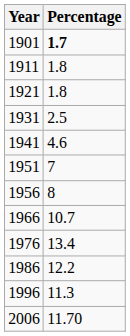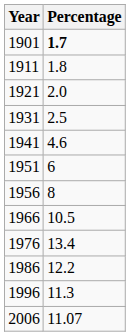(57, 92) 1.8 -> (57, 92) 2.0
(51, 167) 7 -> (51, 167) 6
(61, 218) 10.7 -> (61, 218) 10.5
(65, 318) 11.70 -> (65, 318) 11.07
